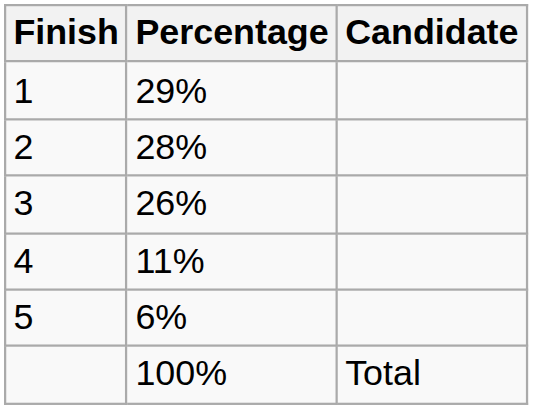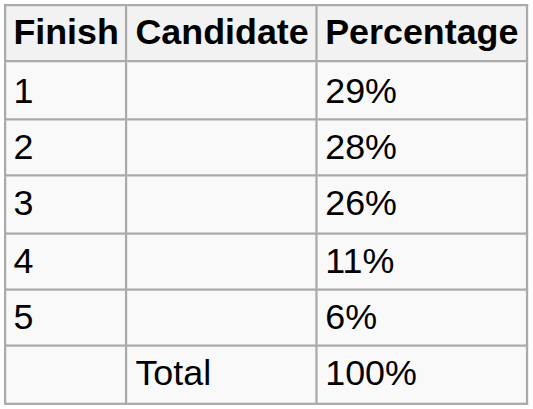columns swapped: (432, 32) <-> (232, 32)
